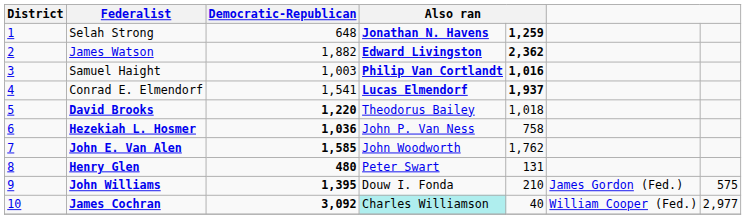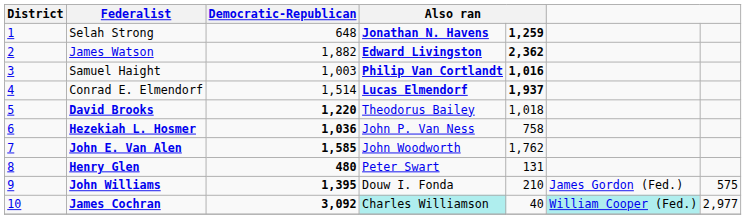(339, 90) 1,541 -> (339, 90) 1,514
(623, 205) no background -> (623, 205) paleturquoise background
